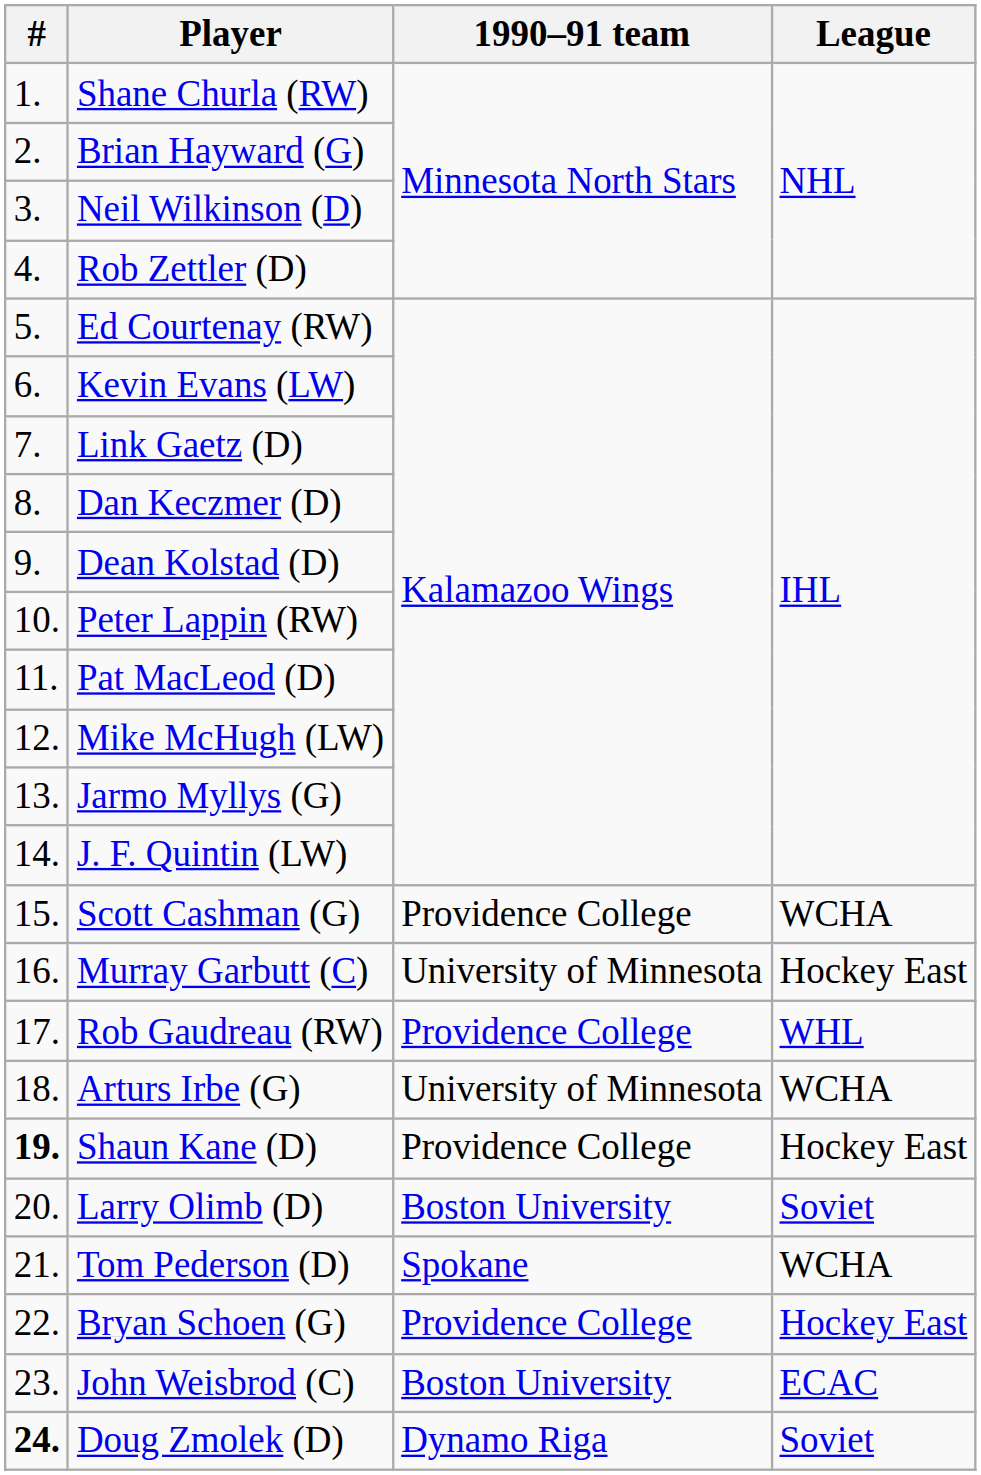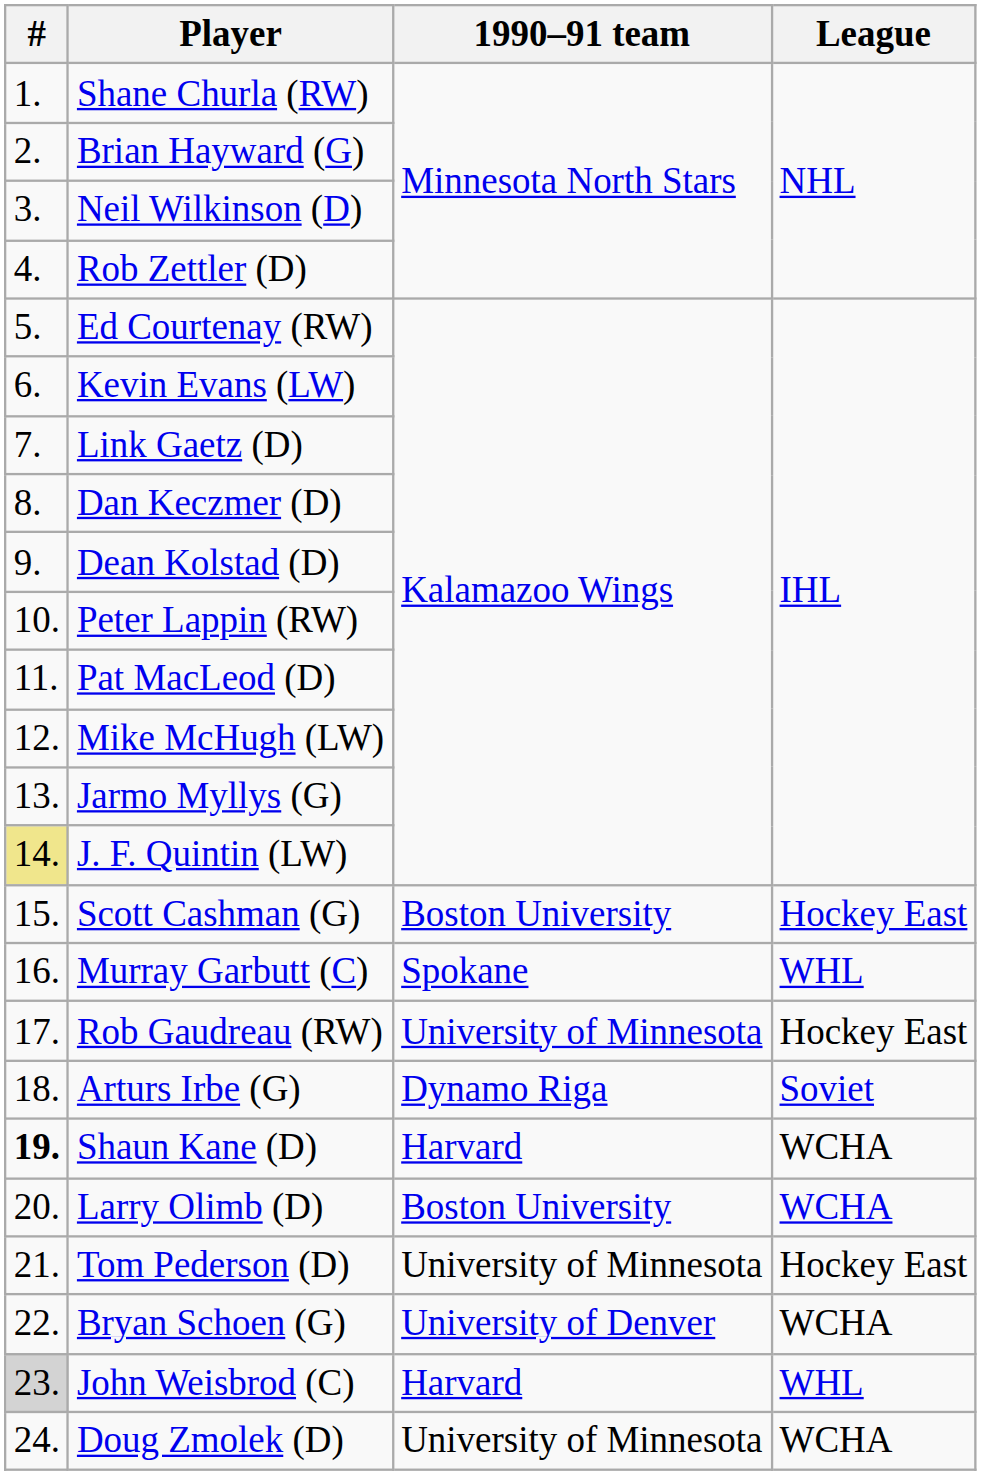(37, 854) no background -> (37, 854) khaki background
(546, 913) Providence College -> (536, 913) Boston University
(836, 913) WCHA -> (873, 913) Hockey East
(582, 971) University of Minnesota -> (465, 971) Spokane
(873, 971) Hockey East -> (822, 971) WHL
(546, 1030) Providence College -> (582, 1030) University of Minnesota
(822, 1030) WHL -> (873, 1030) Hockey East
(582, 1088) University of Minnesota -> (504, 1088) Dynamo Riga
(836, 1088) WCHA -> (827, 1088) Soviet
(546, 1147) Providence College -> (462, 1147) Harvard
(873, 1147) Hockey East -> (836, 1147) WCHA
(827, 1206) Soviet -> (836, 1206) WCHA
(465, 1264) Spokane -> (582, 1264) University of Minnesota
(836, 1264) WCHA -> (873, 1264) Hockey East
(546, 1323) Providence College -> (558, 1323) University of Denver
(873, 1323) Hockey East -> (836, 1323) WCHA
(37, 1381) no background -> (37, 1381) lightgrey background
(536, 1381) Boston University -> (462, 1381) Harvard
(829, 1381) ECAC -> (822, 1381) WHL
(37, 1440) bold -> (37, 1440) normal
(504, 1440) Dynamo Riga -> (582, 1440) University of Minnesota
(827, 1440) Soviet -> (836, 1440) WCHA
